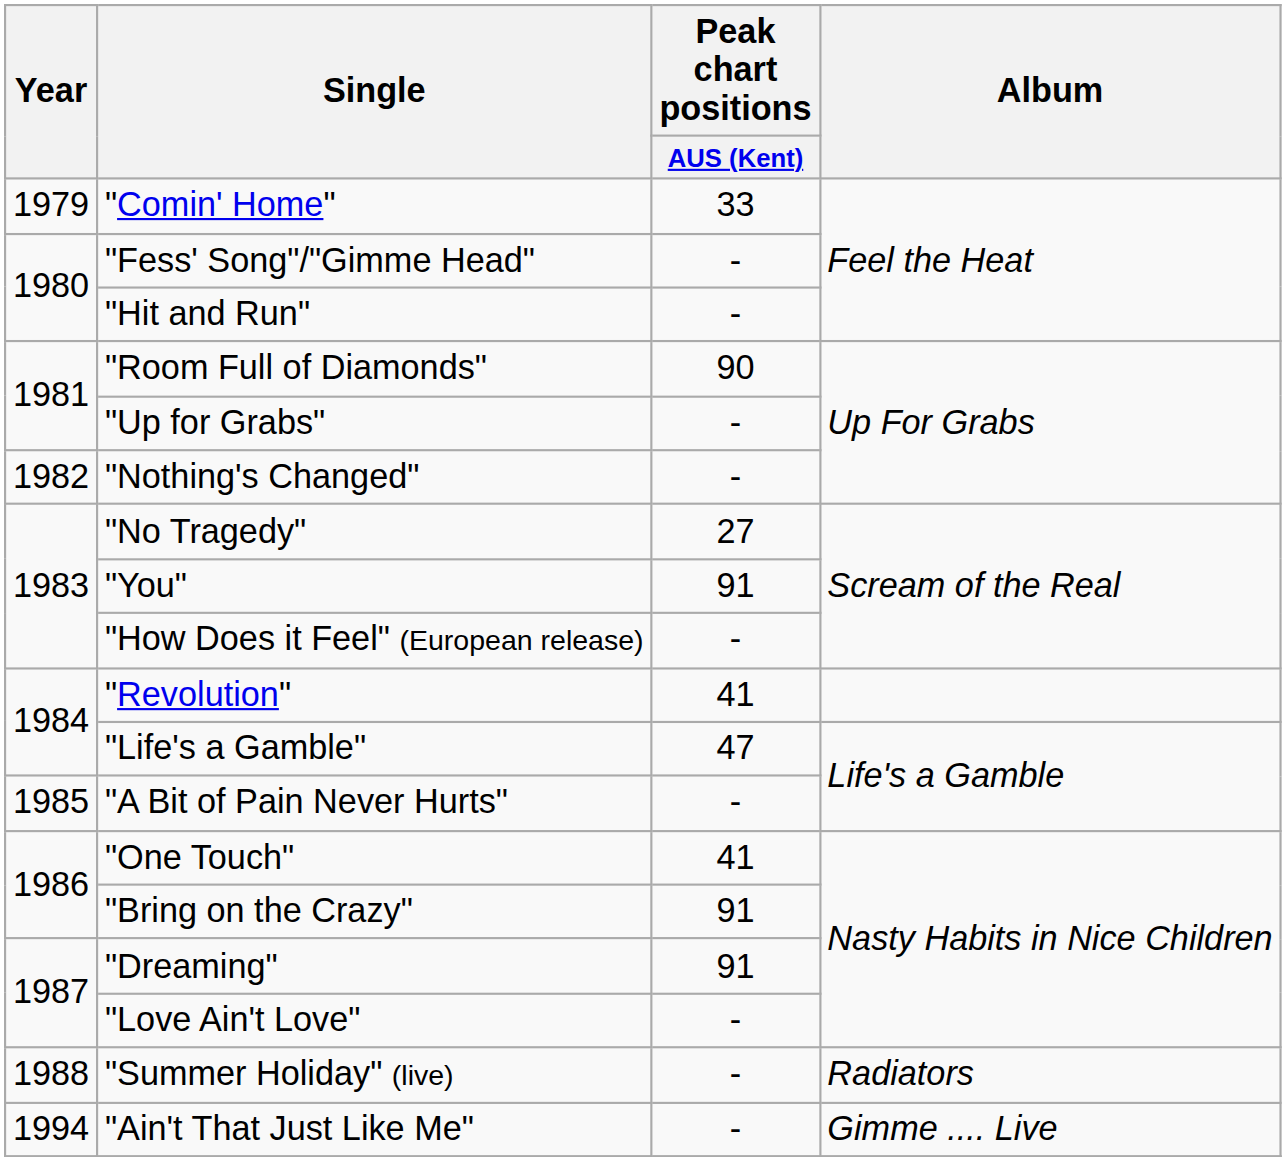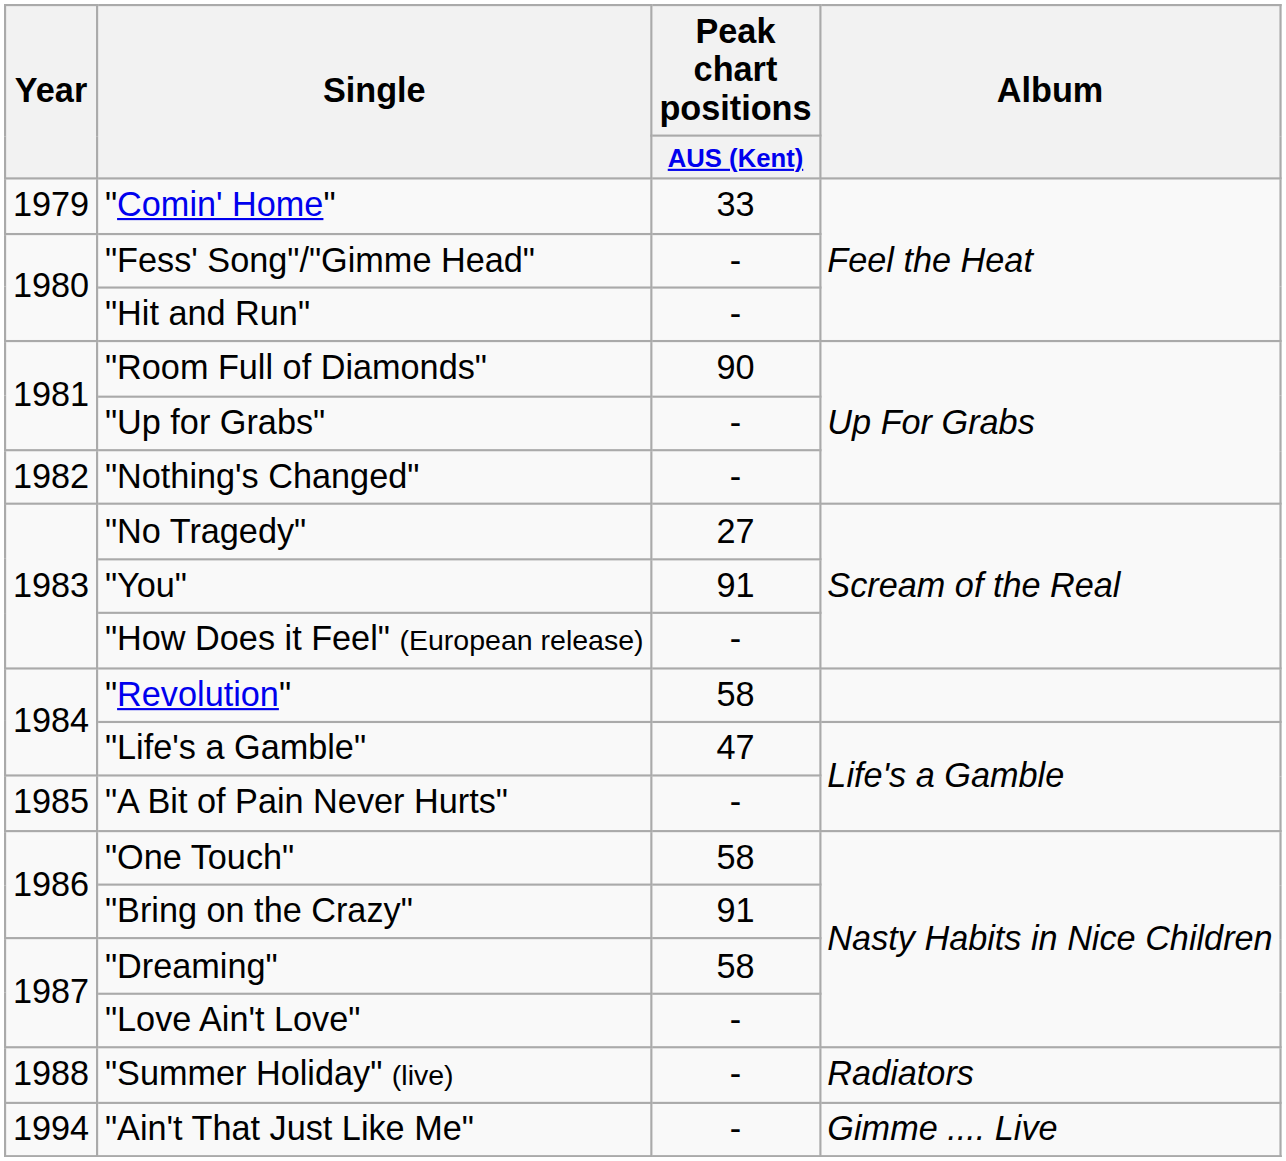(735, 694) 41 -> (735, 694) 58
(735, 856) 41 -> (735, 856) 58
(735, 965) 91 -> (735, 965) 58
